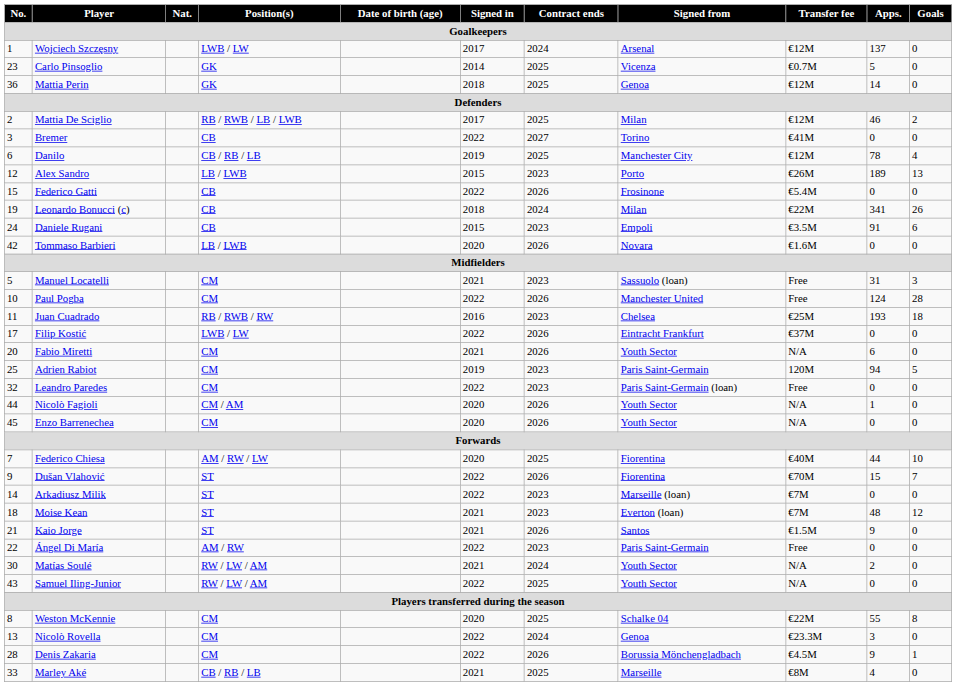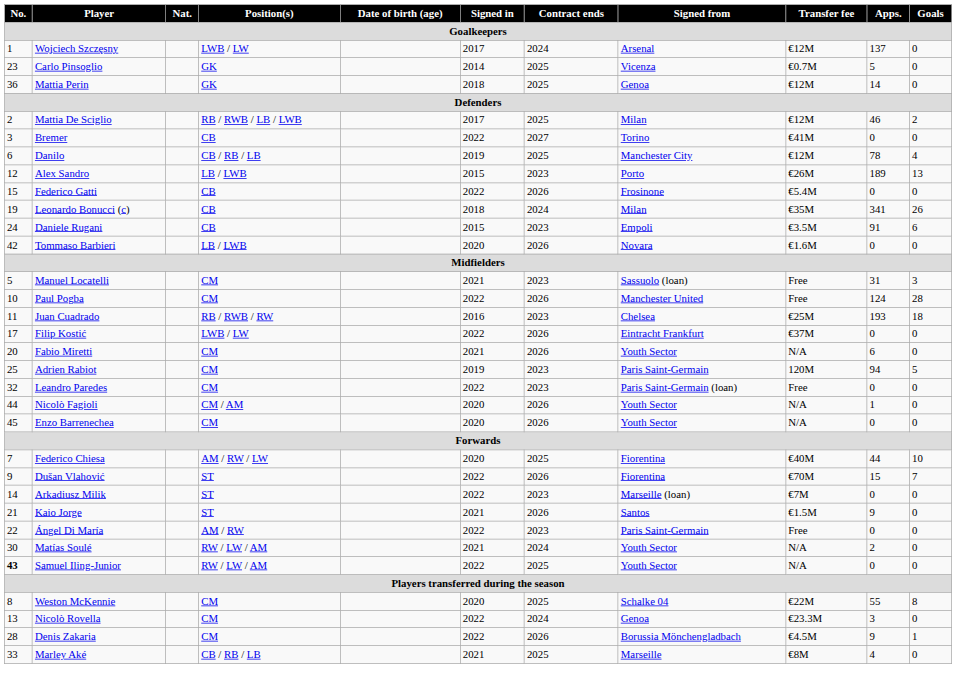(801, 209) €22M -> (801, 209) €35M
- row: (61, 512)
(12, 583) normal -> (12, 565) bold
